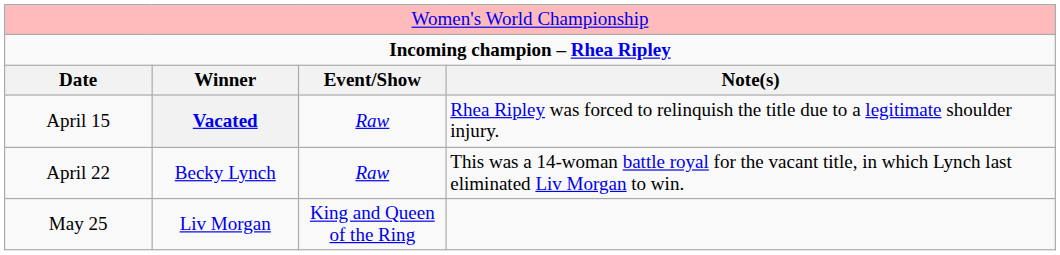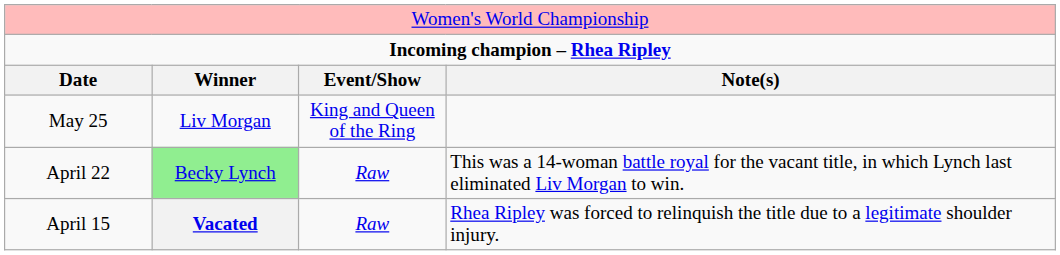rows swapped: (78, 120) <-> (78, 224)
(225, 172) no background -> (225, 172) lightgreen background
